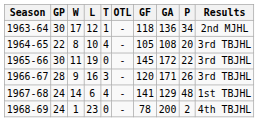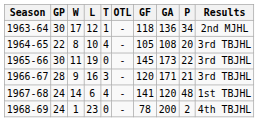(168, 61) 172 -> (168, 61) 173
(187, 77) 26 -> (187, 77) 21
(168, 93) 129 -> (168, 93) 120
